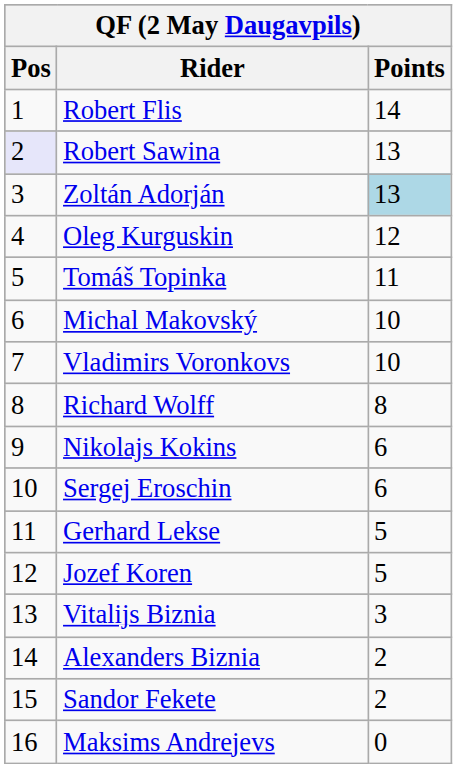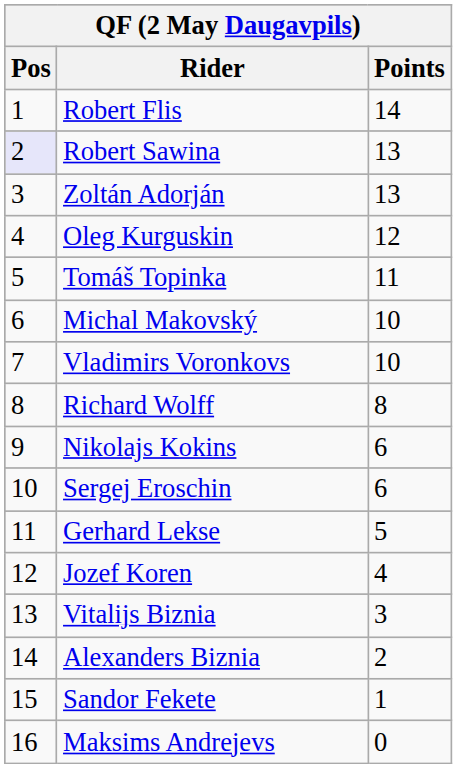(387, 194) lightblue background -> (387, 194) no background
(381, 573) 5 -> (381, 573) 4
(381, 699) 2 -> (381, 699) 1
